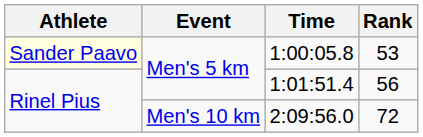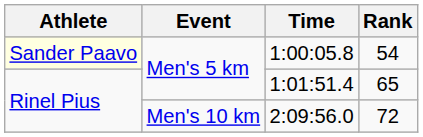(388, 53) 53 -> (388, 53) 54
(388, 85) 56 -> (388, 85) 65
